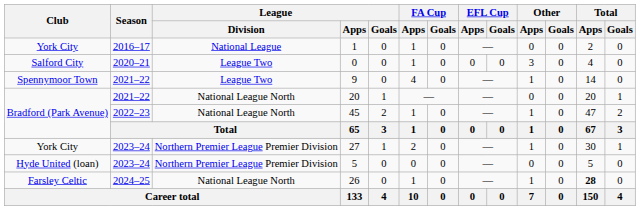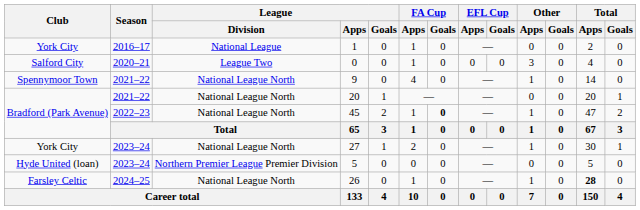(246, 79) League Two -> (246, 79) National League North
(443, 113) normal -> (443, 113) bold
(246, 146) Northern Premier League Premier Division -> (246, 146) National League North
